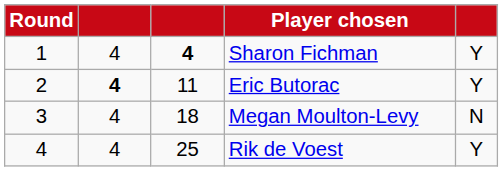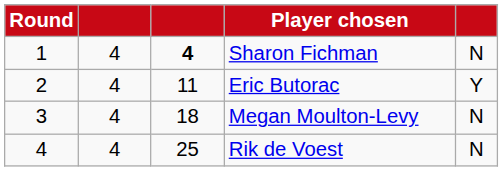(476, 52) Y -> (476, 52) N
(115, 85) bold -> (115, 85) normal
(476, 149) Y -> (476, 149) N
